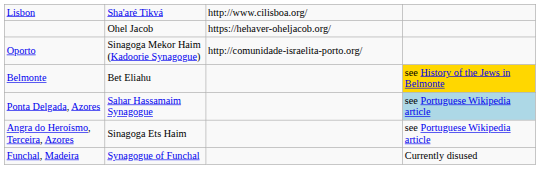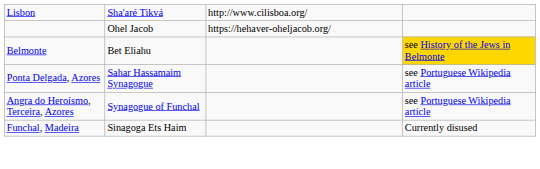- row: (21, 50)
(458, 106) lightblue background -> (458, 78) no background
(147, 134) Sinagoga Ets Haim -> (153, 106) Synagogue of Funchal
(153, 156) Synagogue of Funchal -> (147, 128) Sinagoga Ets Haim
